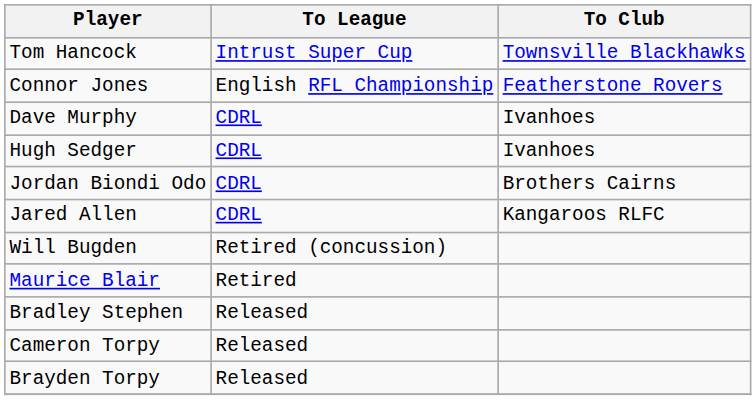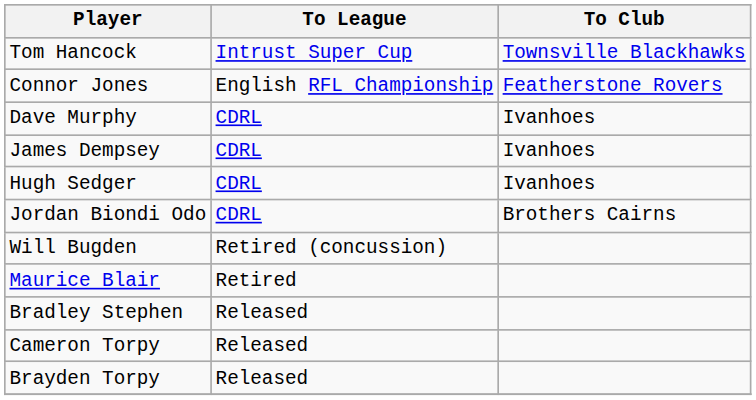+ row: (85, 150)
- row: (73, 215)
